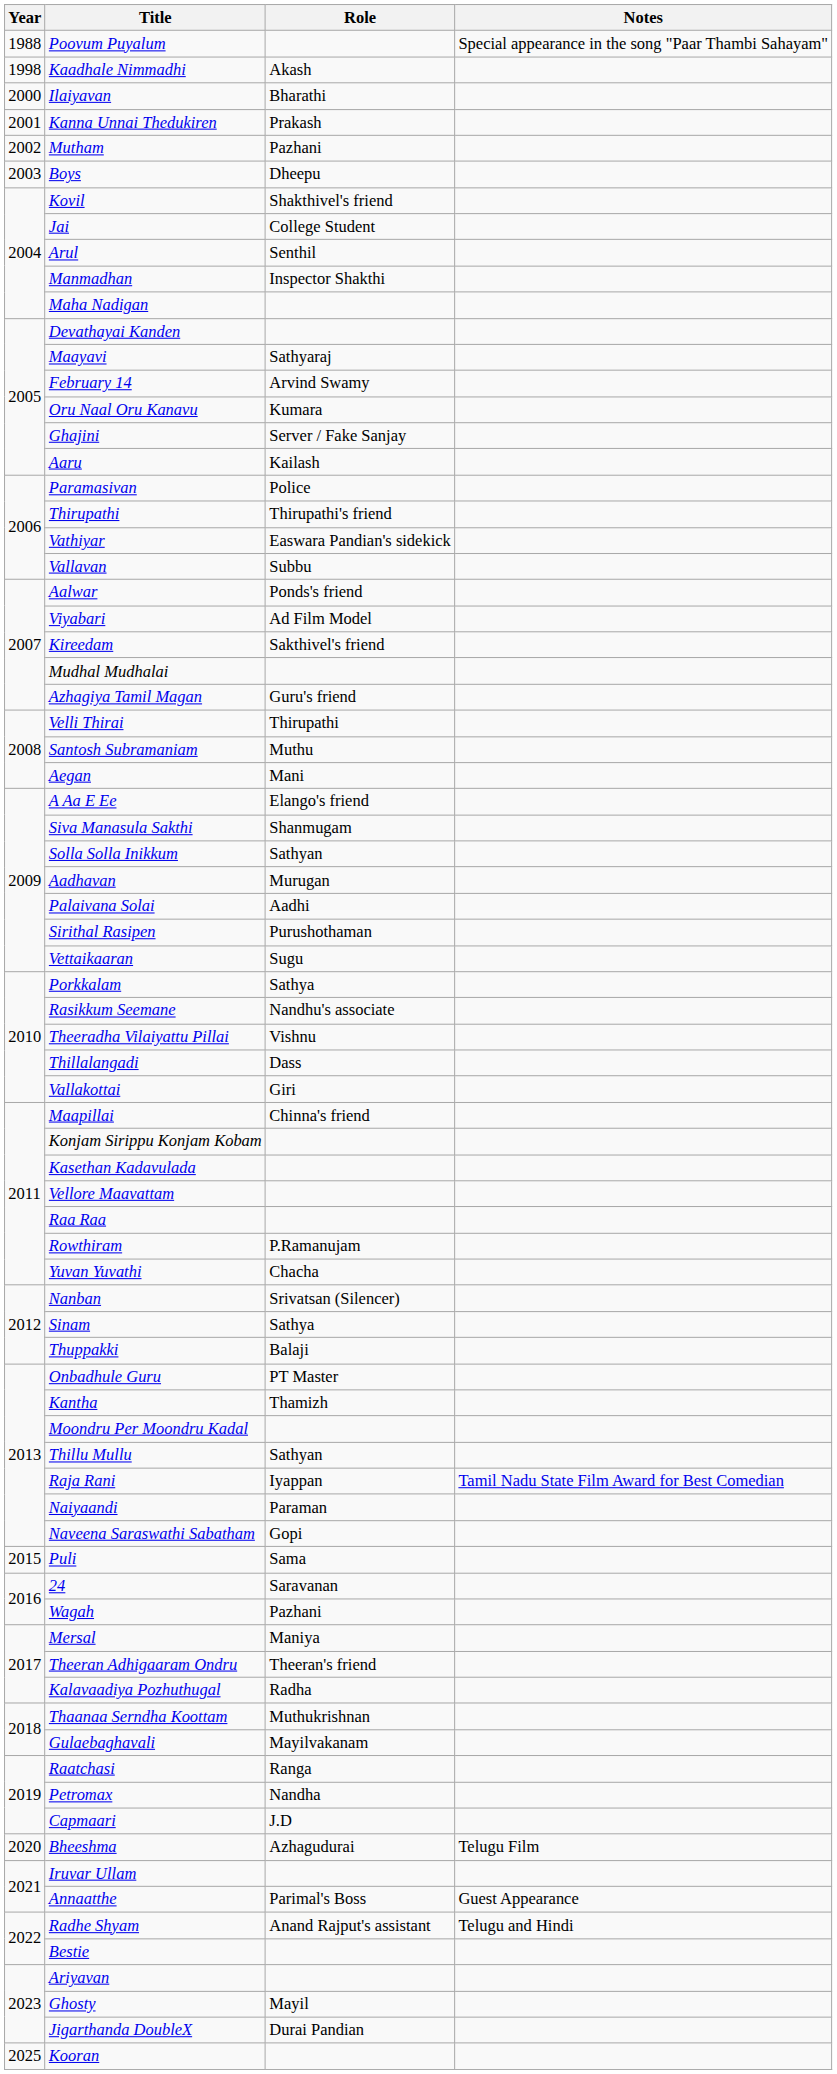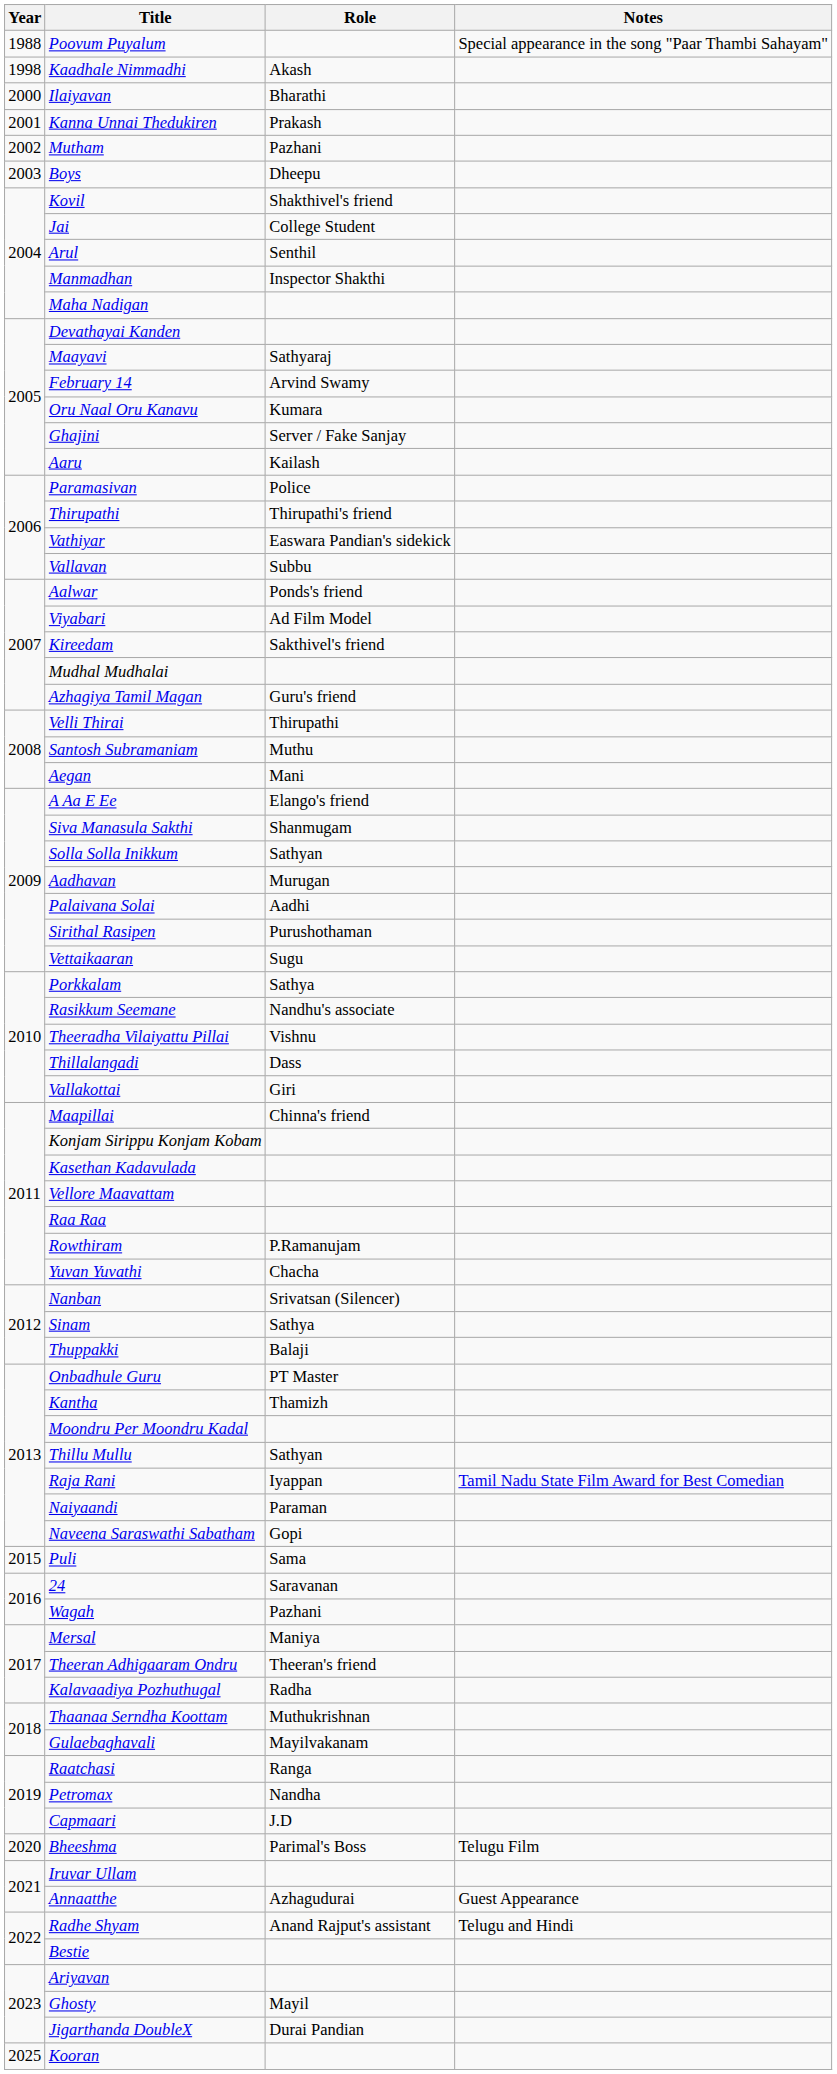(312, 1847) Azhagudurai -> (318, 1847) Parimal's Boss
(318, 1899) Parimal's Boss -> (312, 1899) Azhagudurai
